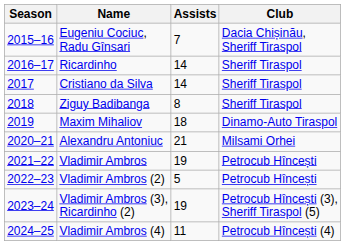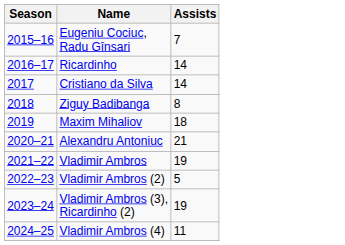- column: (280, 14)
